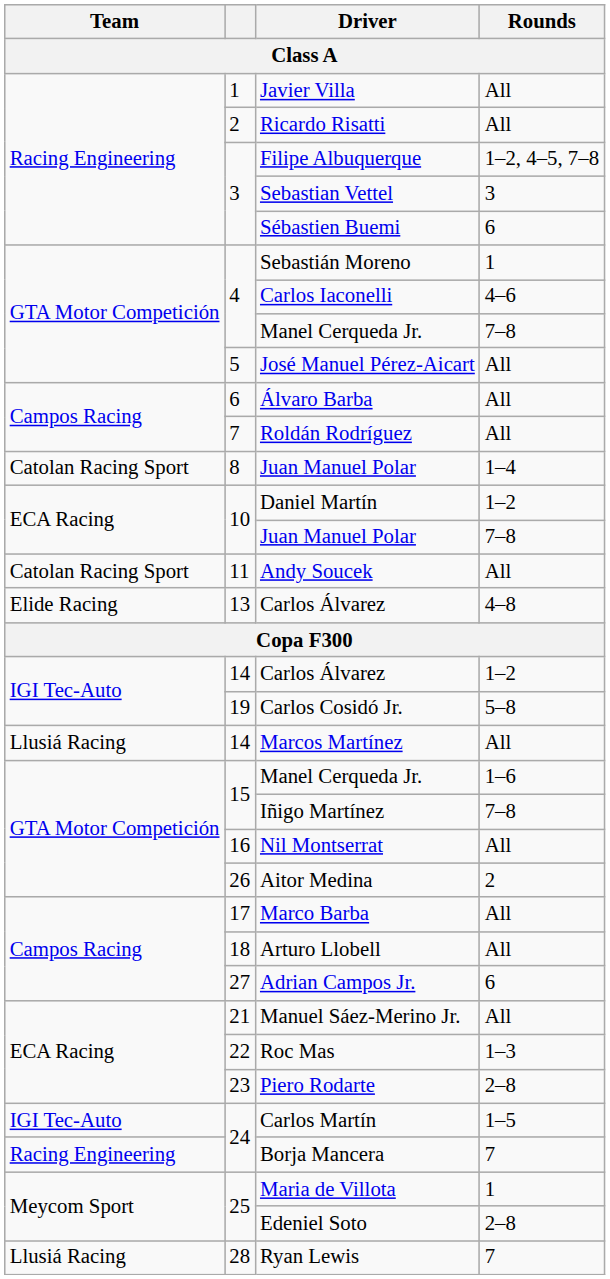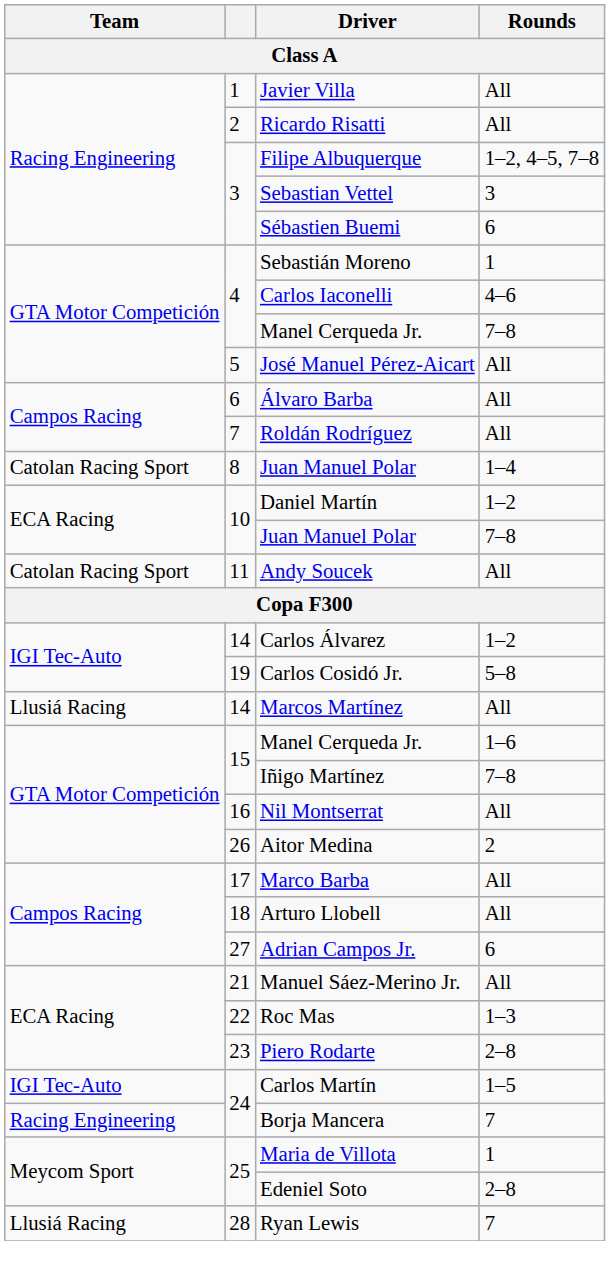- row: (323, 604)
